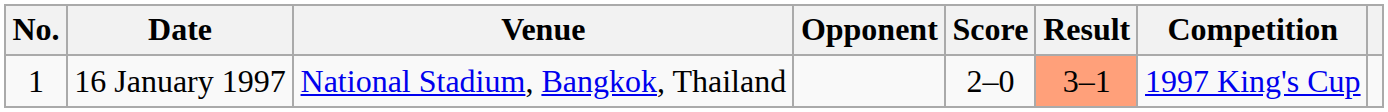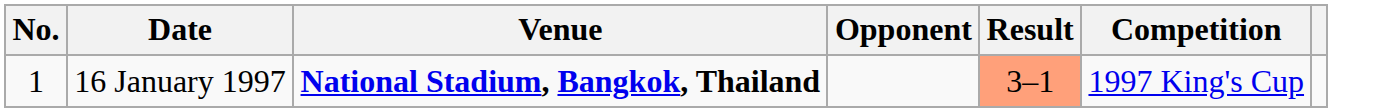- column: (990, 29)
(543, 80) normal -> (560, 80) bold
